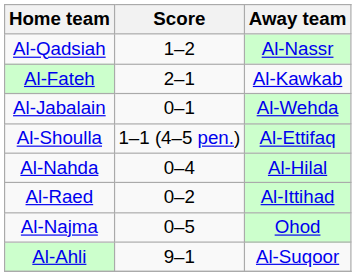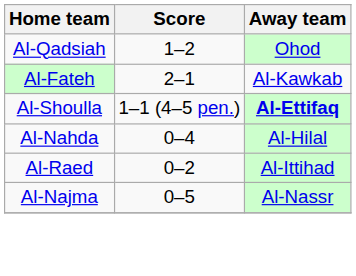(298, 49) Al-Nassr -> (298, 49) Ohod
- row: (59, 108)
(298, 138) normal -> (298, 108) bold
(298, 227) Ohod -> (298, 197) Al-Nassr
- row: (59, 256)
